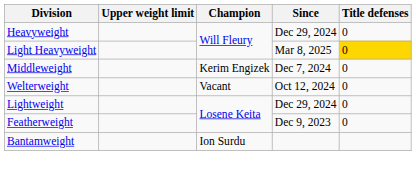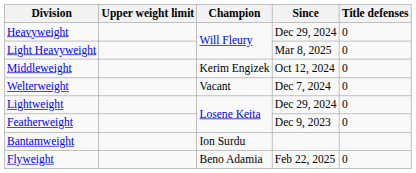(345, 50) gold background -> (345, 50) no background
(303, 68) Dec 7, 2024 -> (305, 68) Oct 12, 2024
(305, 86) Oct 12, 2024 -> (303, 86) Dec 7, 2024
+ row: (30, 159)
